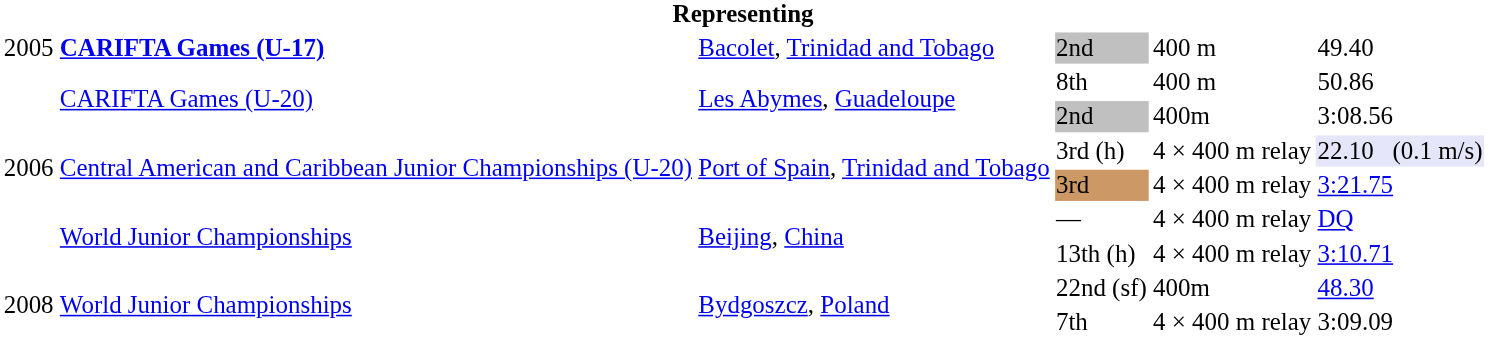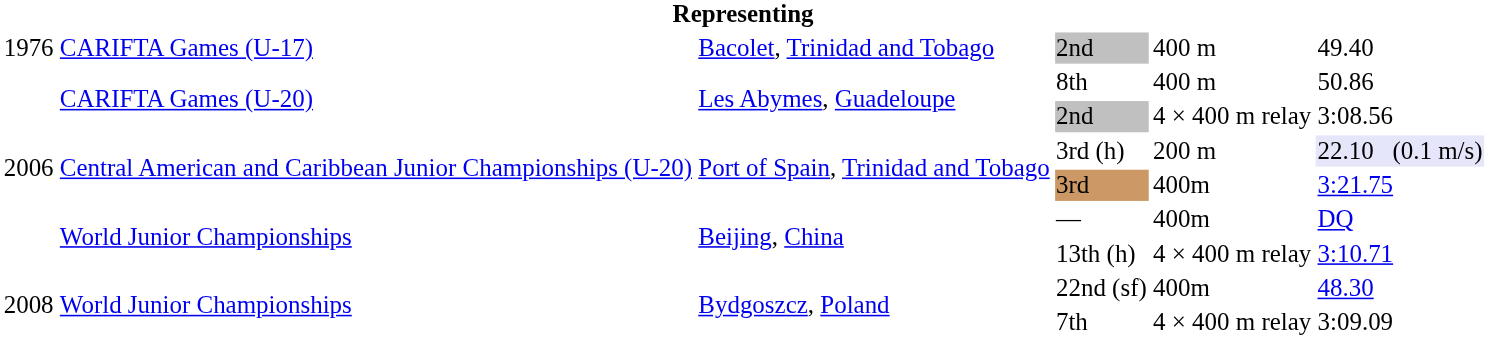(29, 47) 2005 -> (29, 47) 1976
(192, 47) bold -> (186, 47) normal
(1181, 116) 400m -> (1232, 116) 4 × 400 m relay
(1232, 150) 4 × 400 m relay -> (1185, 150) 200 m
(1232, 185) 4 × 400 m relay -> (1181, 185) 400m
(1232, 219) 4 × 400 m relay -> (1181, 219) 400m
